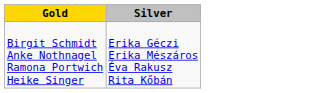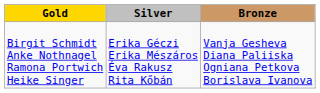+ column: (258, 13)
